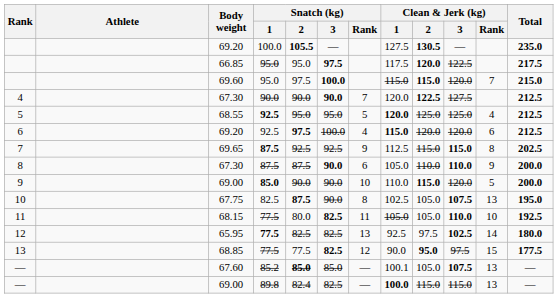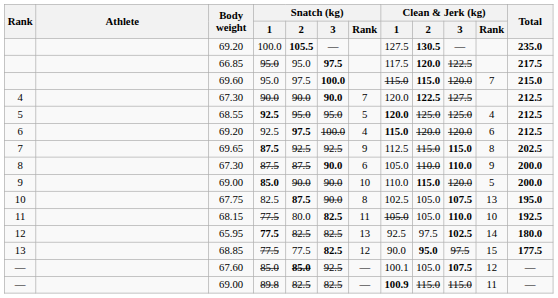(270, 268) 85.2 -> (270, 268) 85.0
(333, 268) 85.0 -> (333, 268) 92.5
(492, 268) 13 -> (492, 268) 12
(301, 285) 82.4 -> (301, 285) 82.5
(396, 285) 100.0 -> (396, 285) 100.9
(492, 285) 13 -> (492, 285) 11
